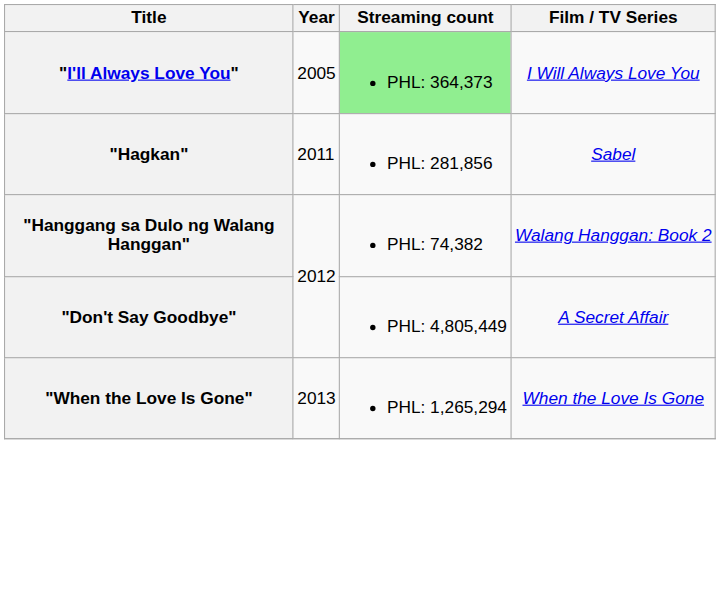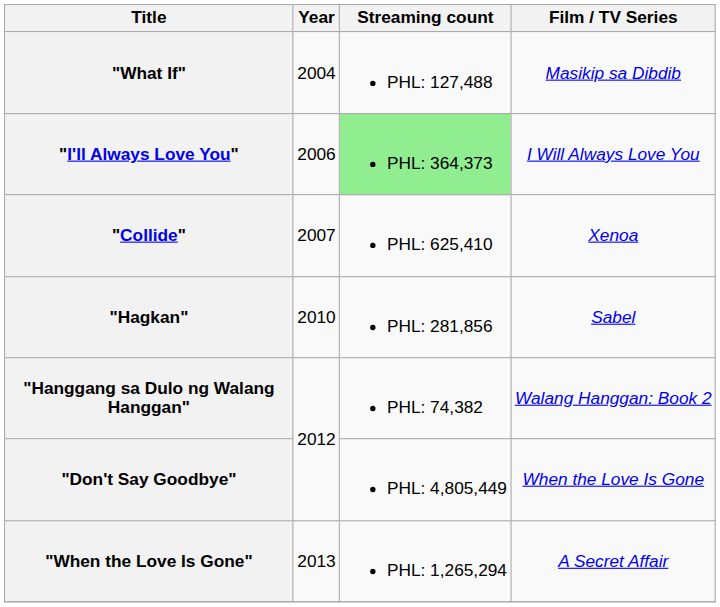+ row: (149, 72)
(317, 72) 2005 -> (317, 154) 2006
+ row: (149, 235)
(316, 154) 2011 -> (317, 316) 2010
(613, 316) A Secret Affair -> (613, 479) When the Love Is Gone
(613, 398) When the Love Is Gone -> (613, 561) A Secret Affair
